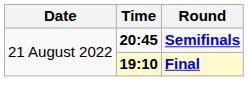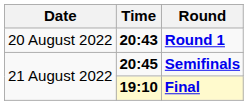+ row: (195, 40)
